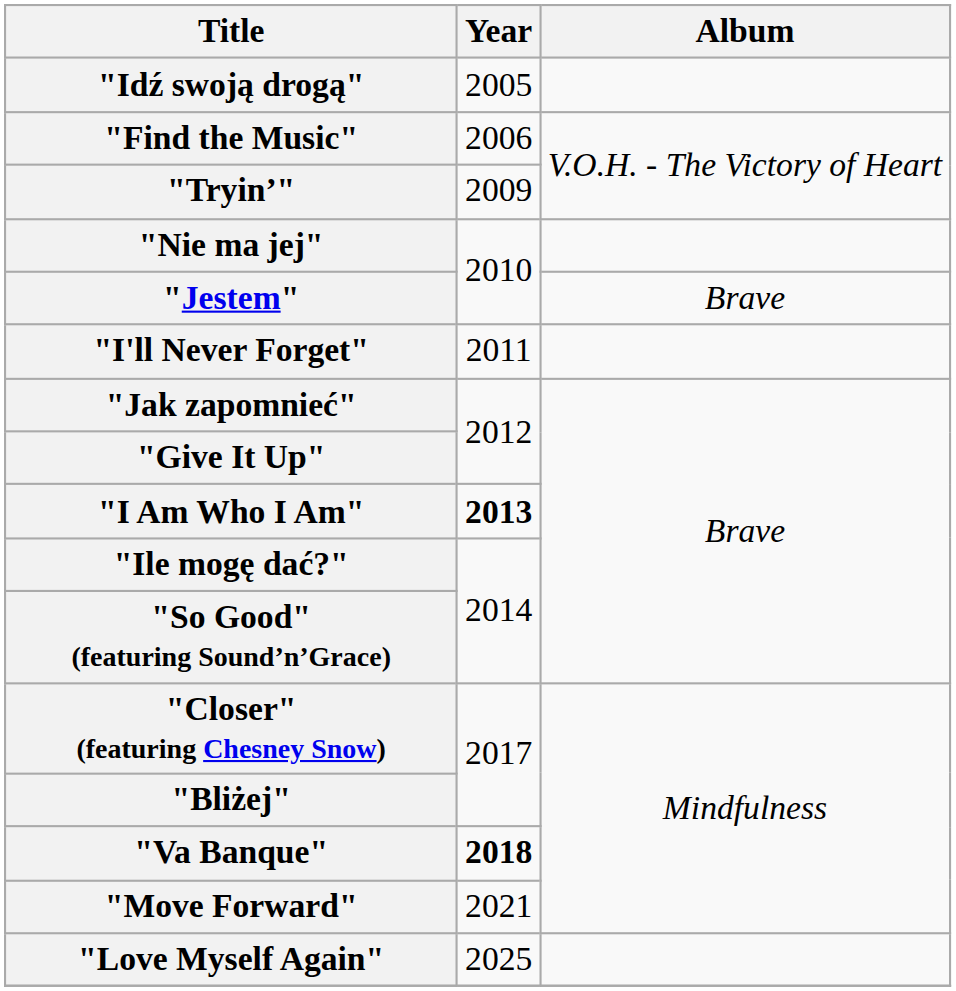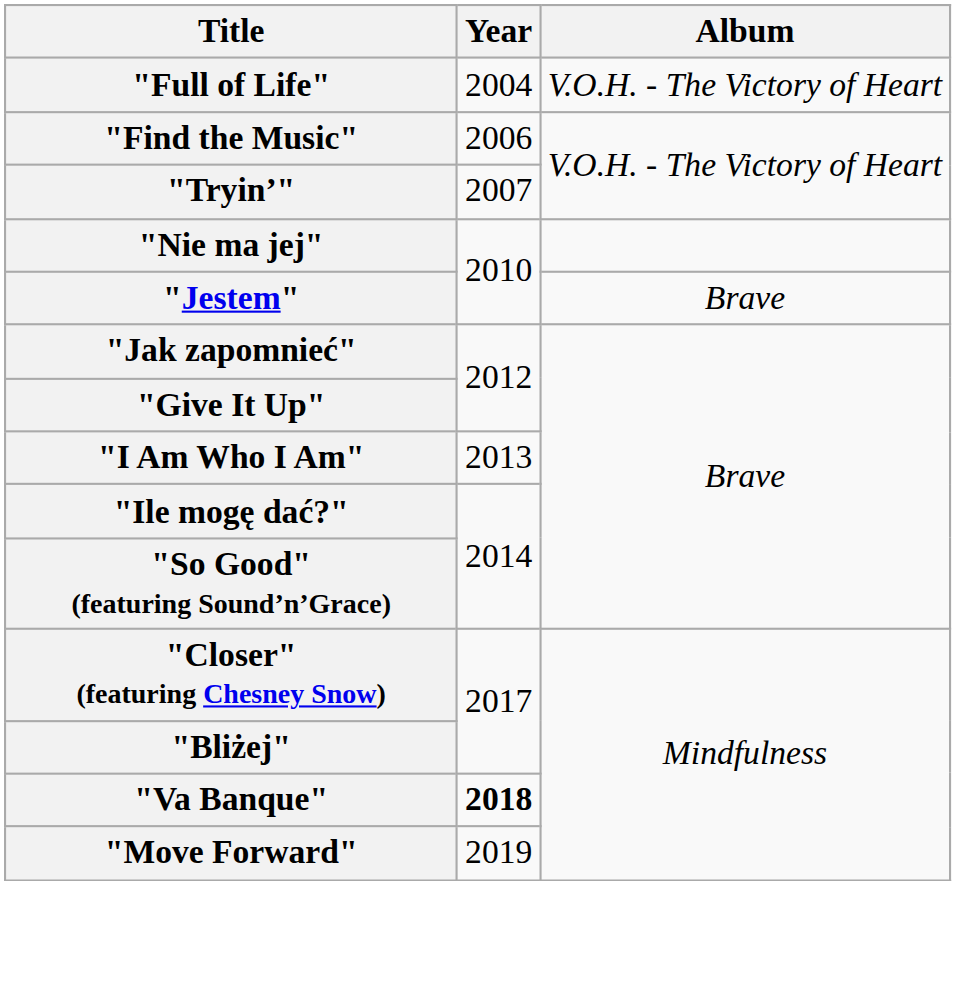+ row: (231, 84)
- row: (231, 84)
(499, 191) 2009 -> (499, 191) 2007
- row: (231, 350)
(499, 510) bold -> (499, 457) normal
(499, 906) 2021 -> (499, 852) 2019
- row: (231, 959)
